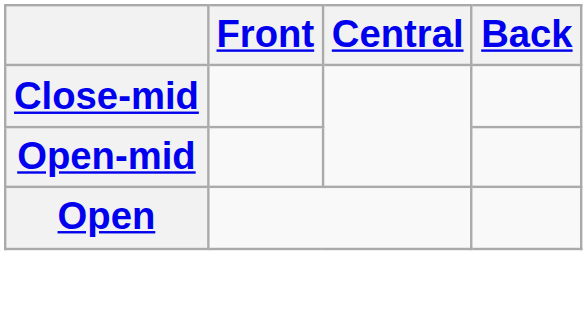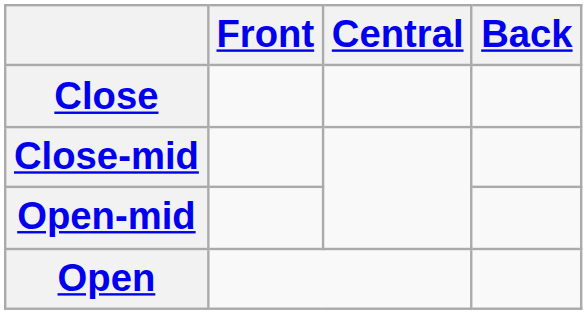+ row: (106, 95)
